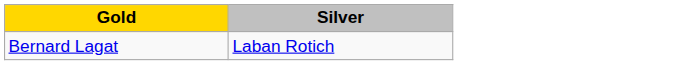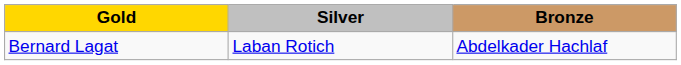+ column: (564, 18)
